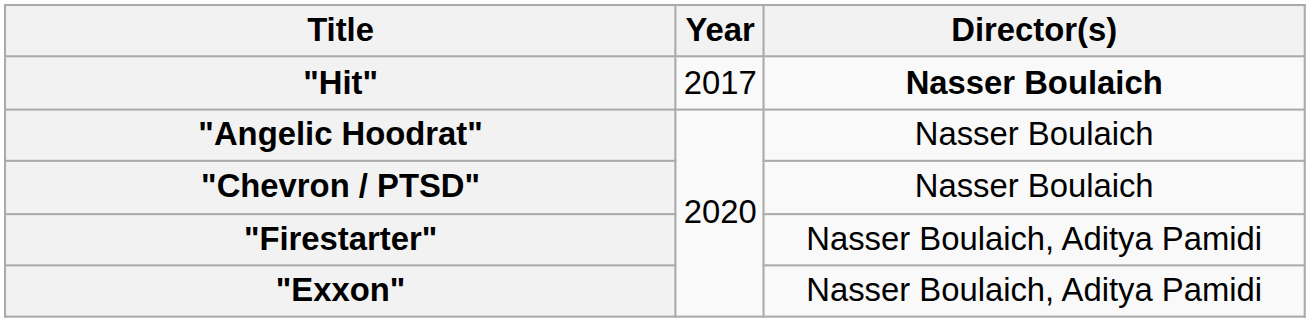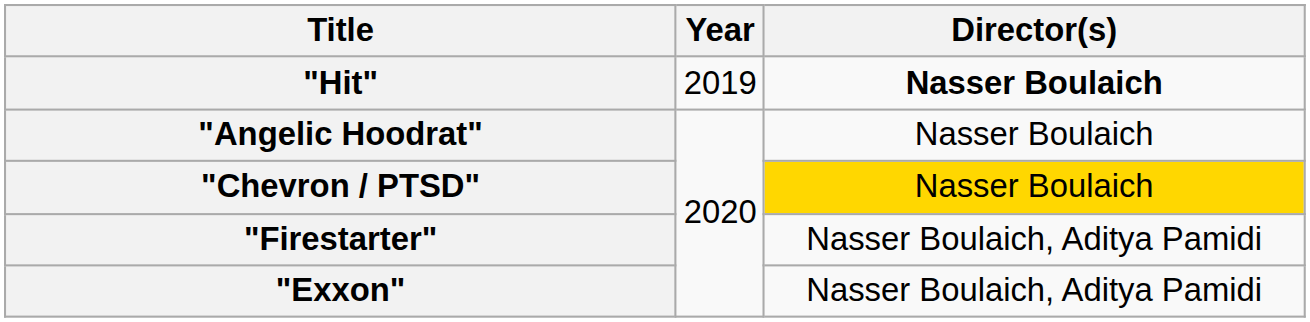(720, 82) 2017 -> (720, 82) 2019
(1034, 186) no background -> (1034, 186) gold background
